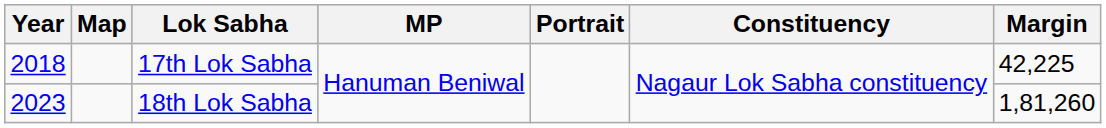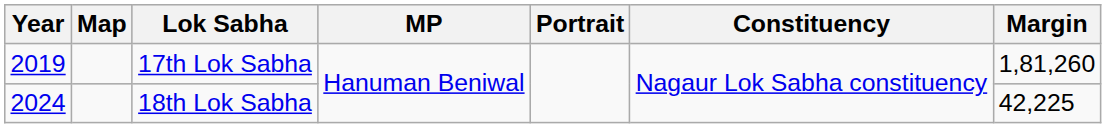(38, 63) 2018 -> (38, 63) 2019
(1037, 63) 42,225 -> (1047, 63) 1,81,260
(38, 102) 2023 -> (38, 102) 2024
(1047, 102) 1,81,260 -> (1037, 102) 42,225
